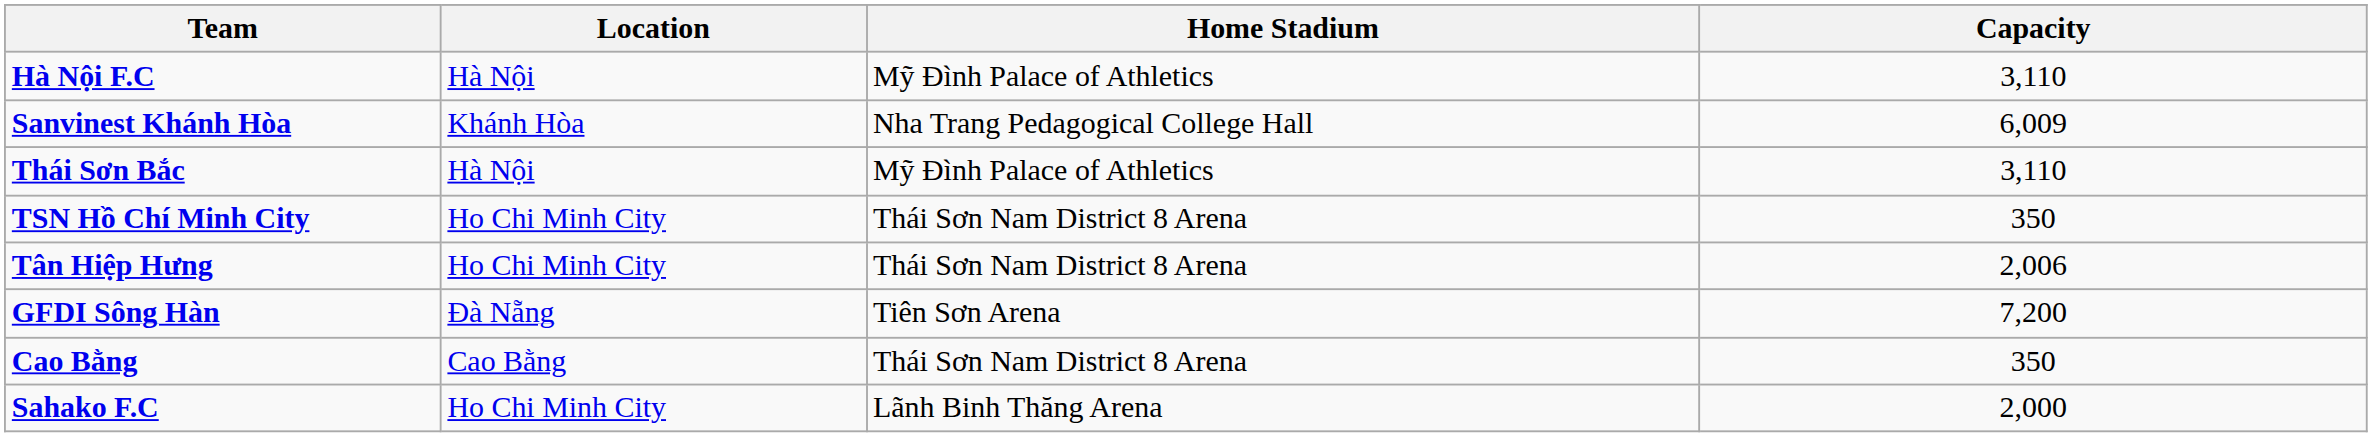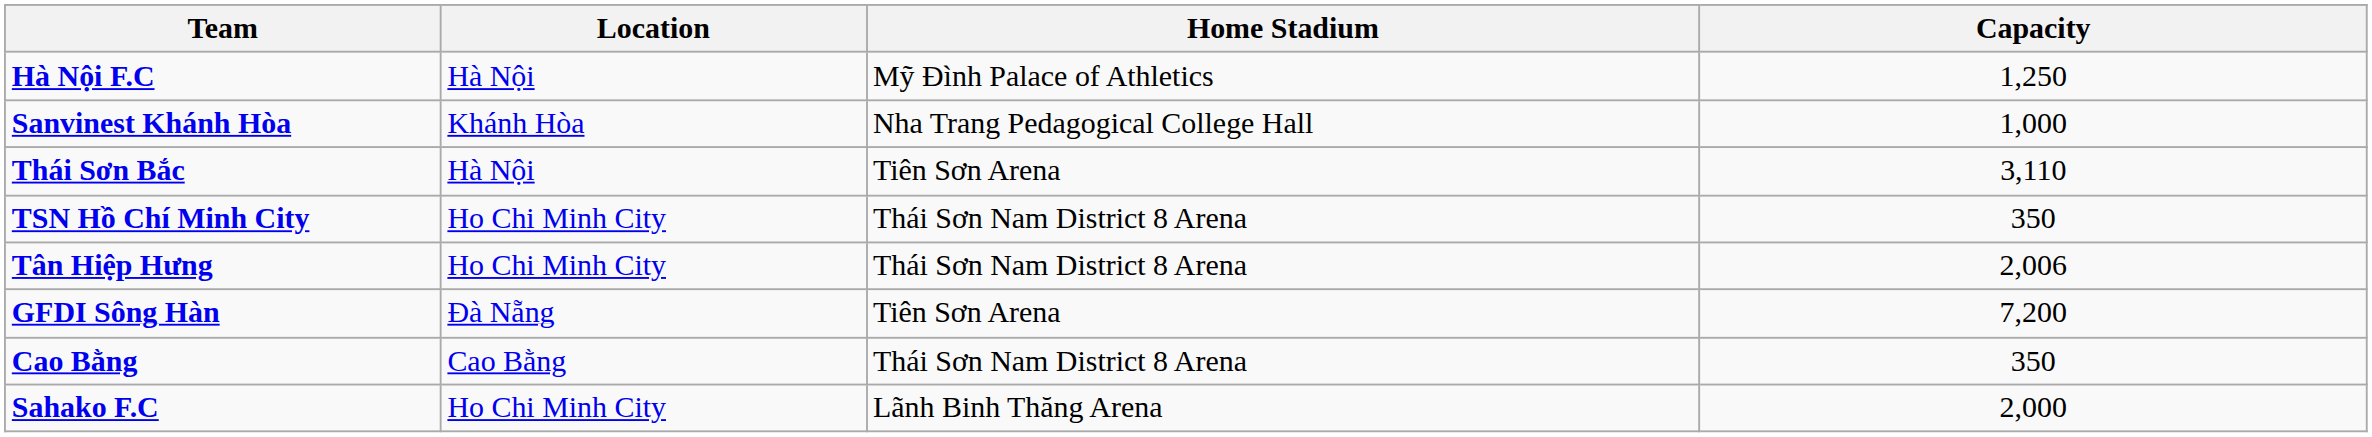(2033, 75) 3,110 -> (2033, 75) 1,250
(2033, 123) 6,009 -> (2033, 123) 1,000
(1043, 170) Mỹ Đình Palace of Athletics -> (967, 170) Tiên Sơn Arena
